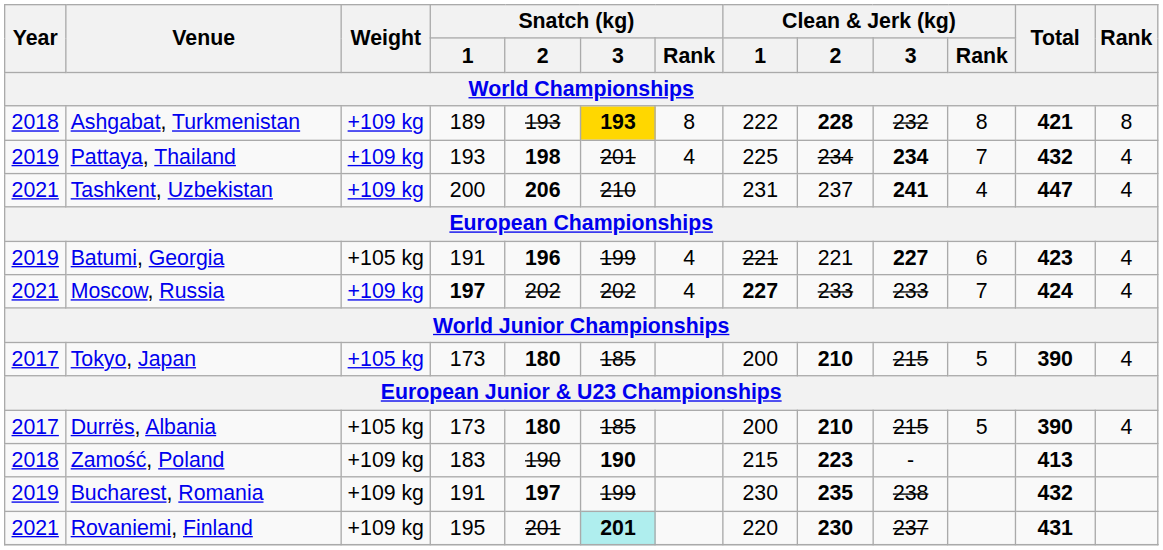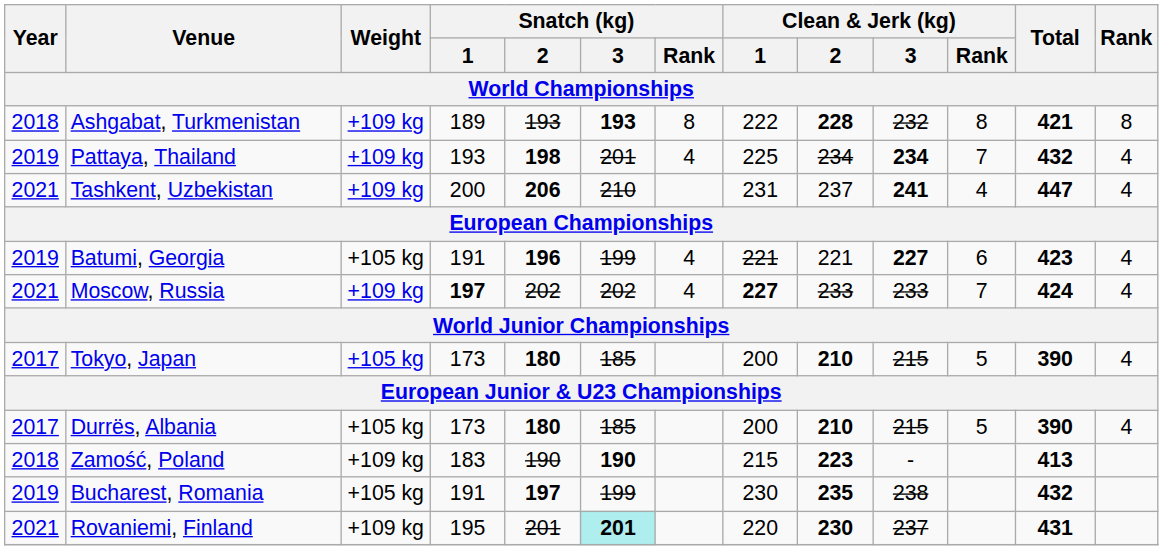(618, 122) gold background -> (618, 122) no background
(386, 493) +109 kg -> (386, 493) +105 kg
